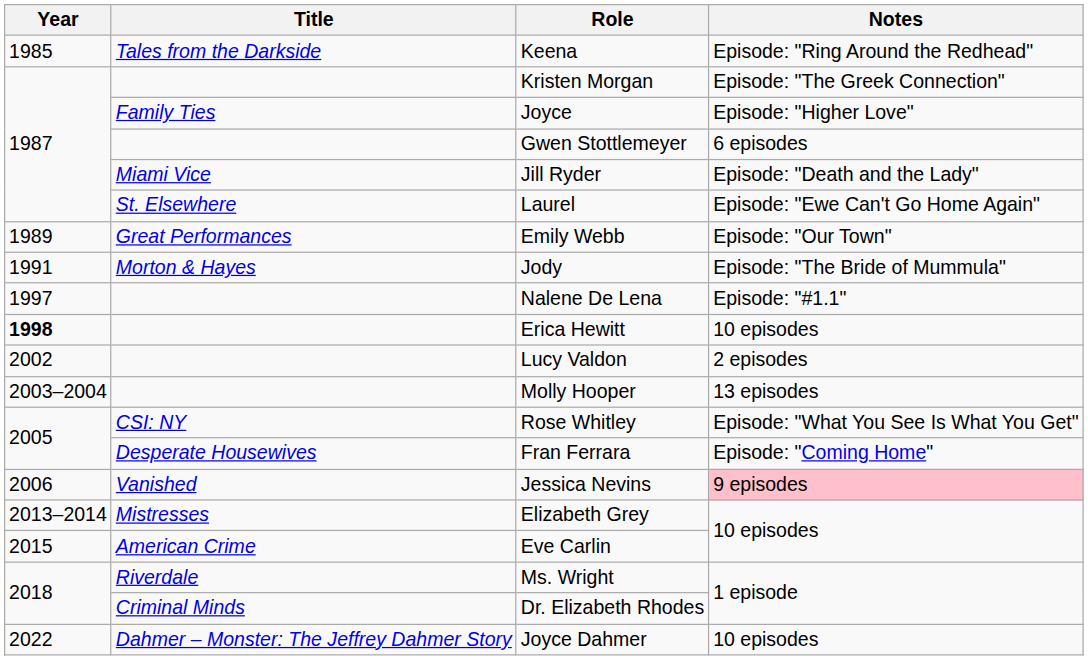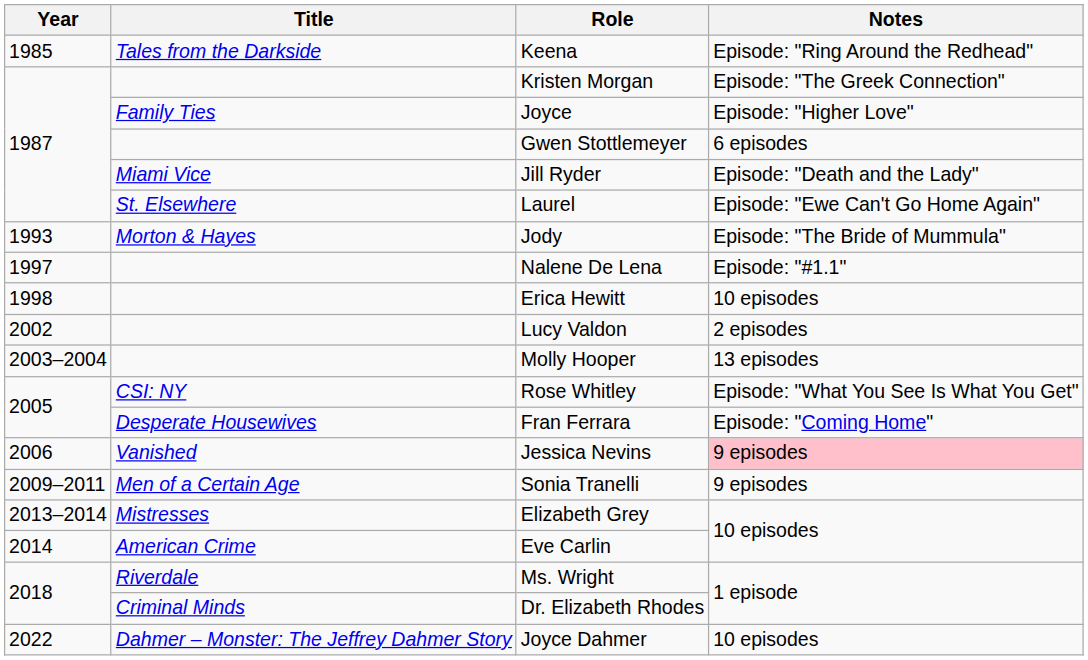- row: (573, 236)
(31, 267) 1991 -> (31, 236) 1993
(31, 329) bold -> (31, 298) normal
+ row: (580, 484)
(31, 546) 2015 -> (31, 546) 2014
